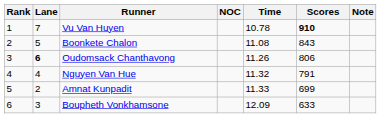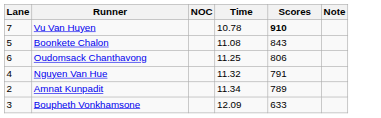- column: (18, 12)
(38, 58) bold -> (9, 58) normal
(257, 58) 11.26 -> (229, 58) 11.25
(257, 89) 11.33 -> (229, 89) 11.34
(307, 89) 699 -> (278, 89) 789
